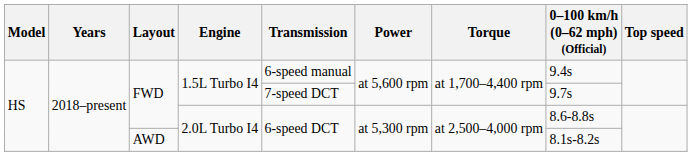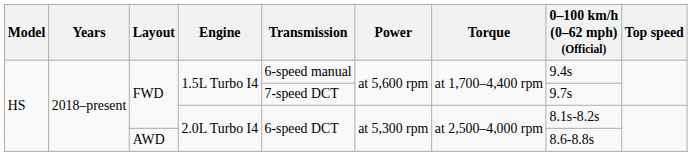(572, 117) 8.6-8.8s -> (574, 117) 8.1s-8.2s
(574, 140) 8.1s-8.2s -> (572, 140) 8.6-8.8s
